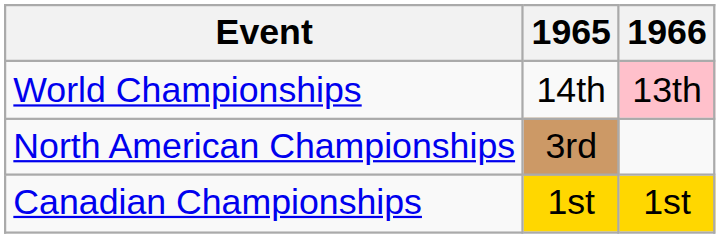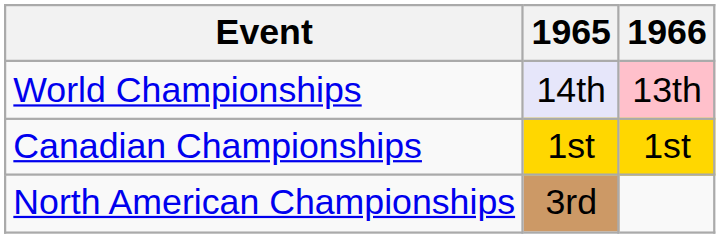(571, 89) no background -> (571, 89) lavender background
rows swapped: (264, 145) <-> (218, 202)
